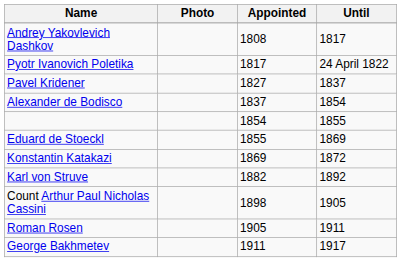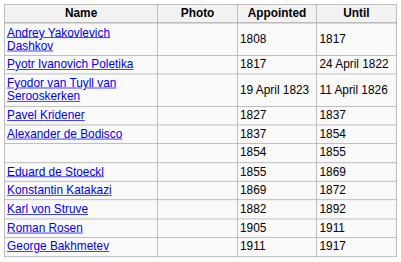+ row: (62, 90)
- row: (78, 202)
